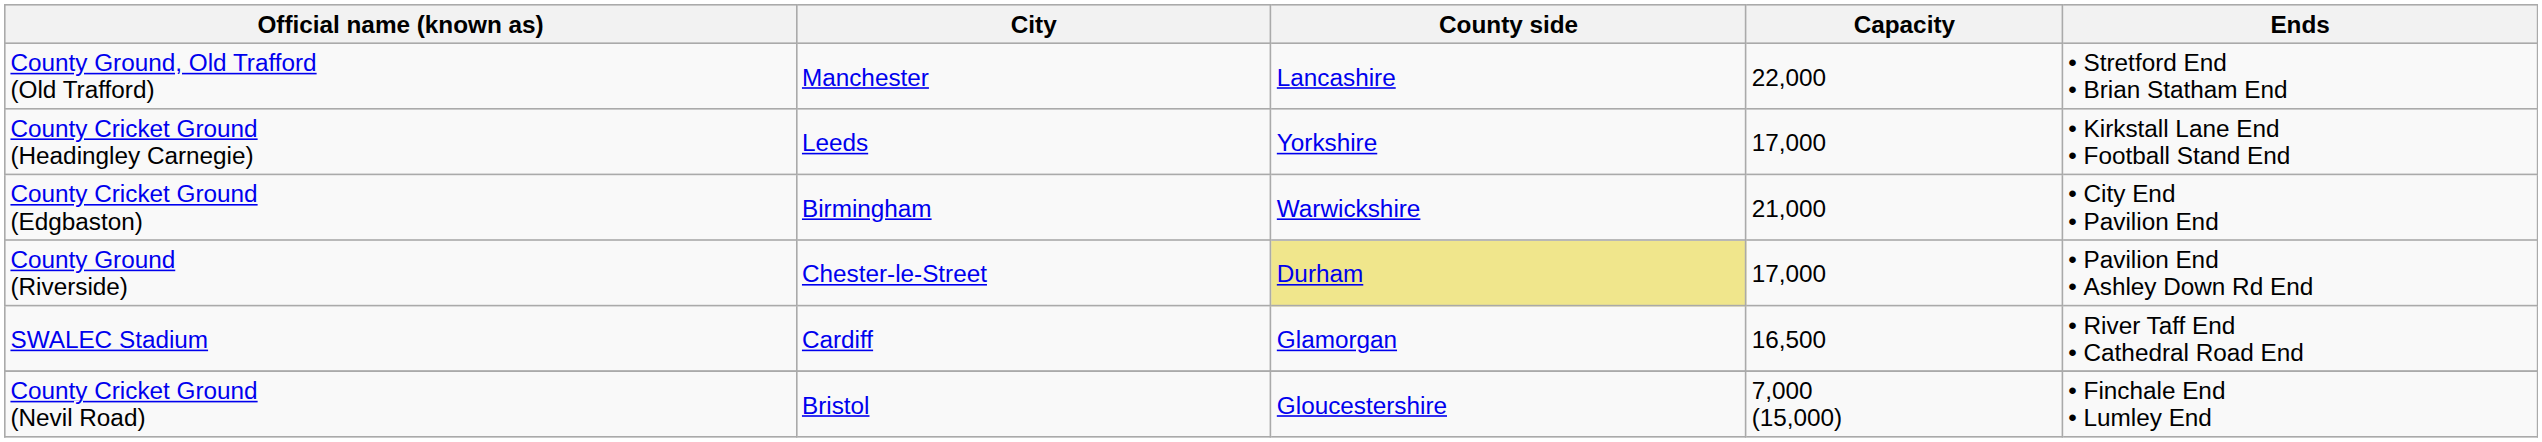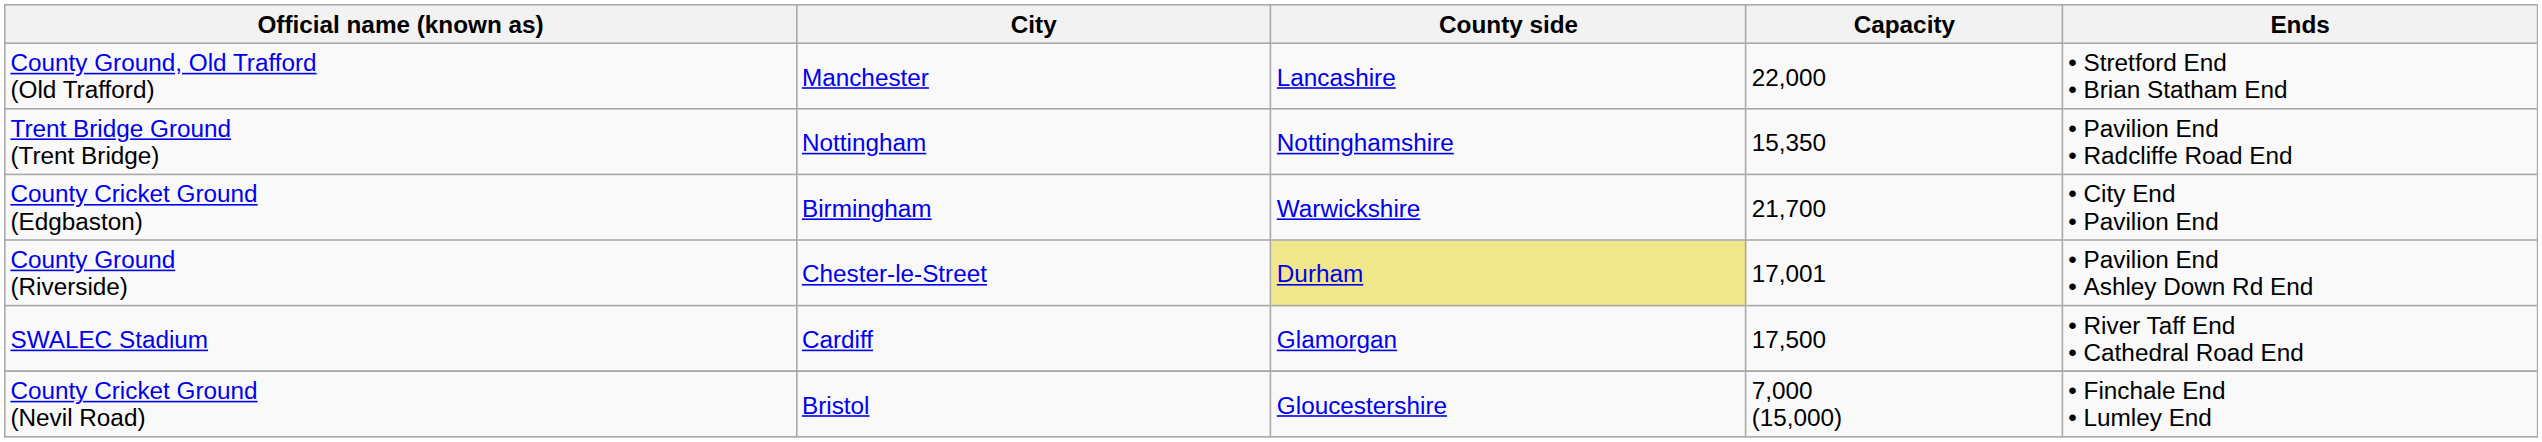+ row: (121, 142)
- row: (134, 142)
(1789, 208) 21,000 -> (1789, 208) 21,700
(1789, 273) 17,000 -> (1789, 273) 17,001
(1789, 339) 16,500 -> (1789, 339) 17,500
